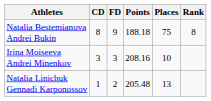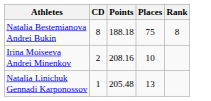- column: (115, 12)
(98, 58) 3 -> (98, 58) 2
